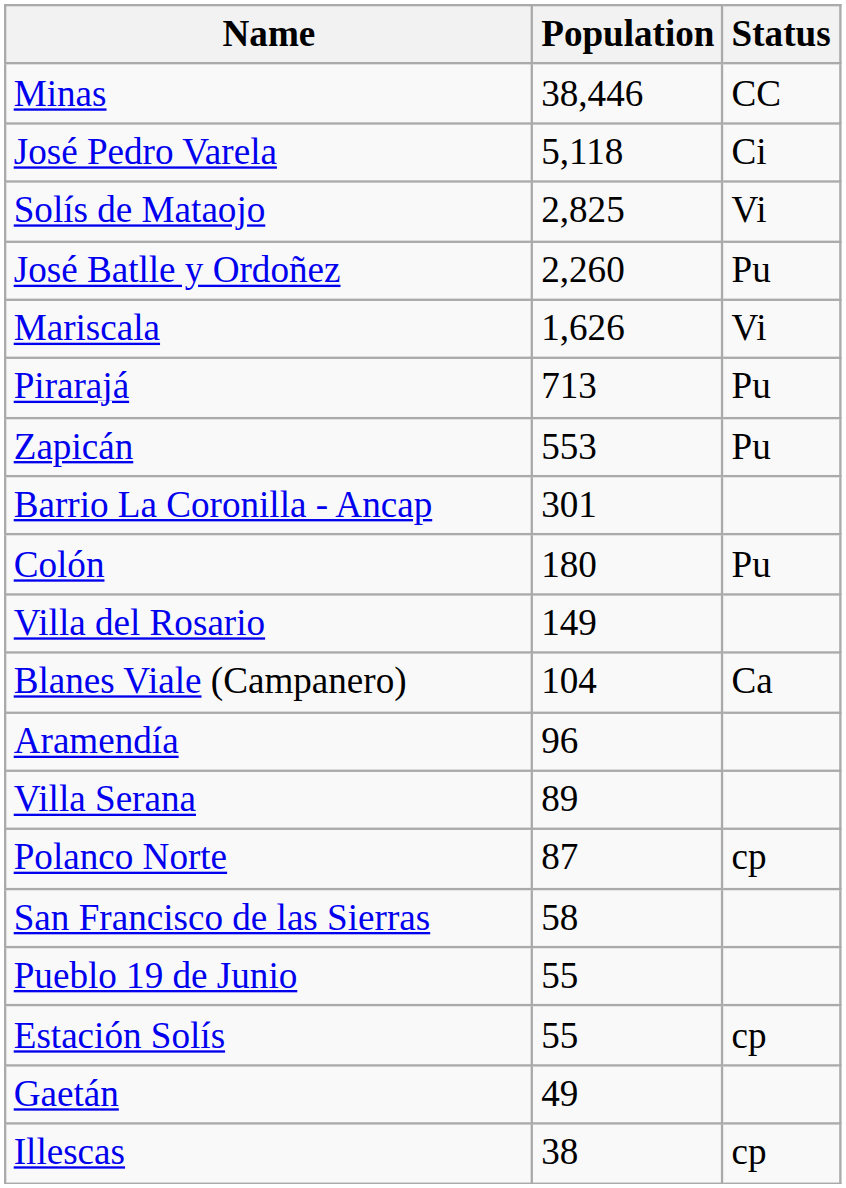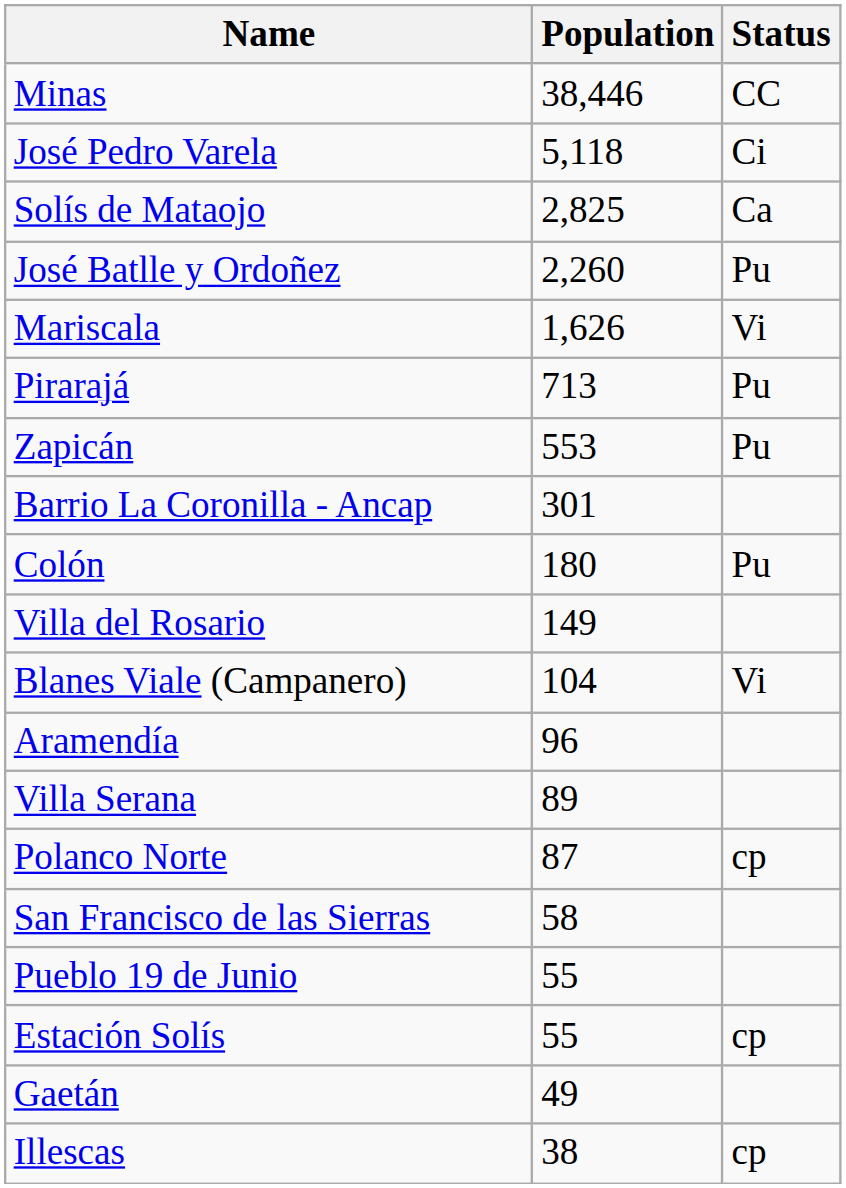(749, 210) Vi -> (752, 210) Ca
(752, 681) Ca -> (749, 681) Vi
